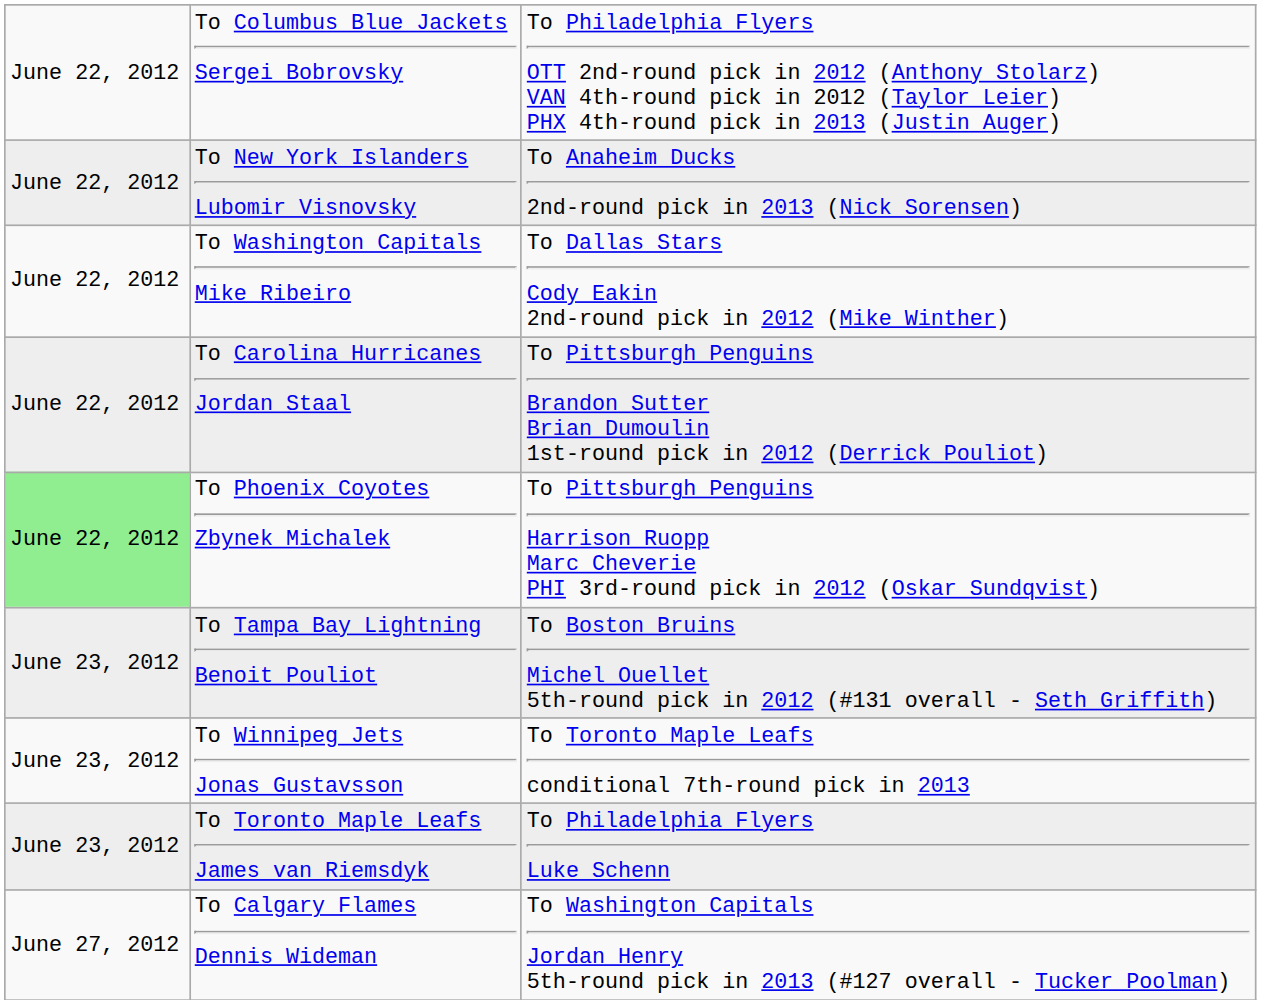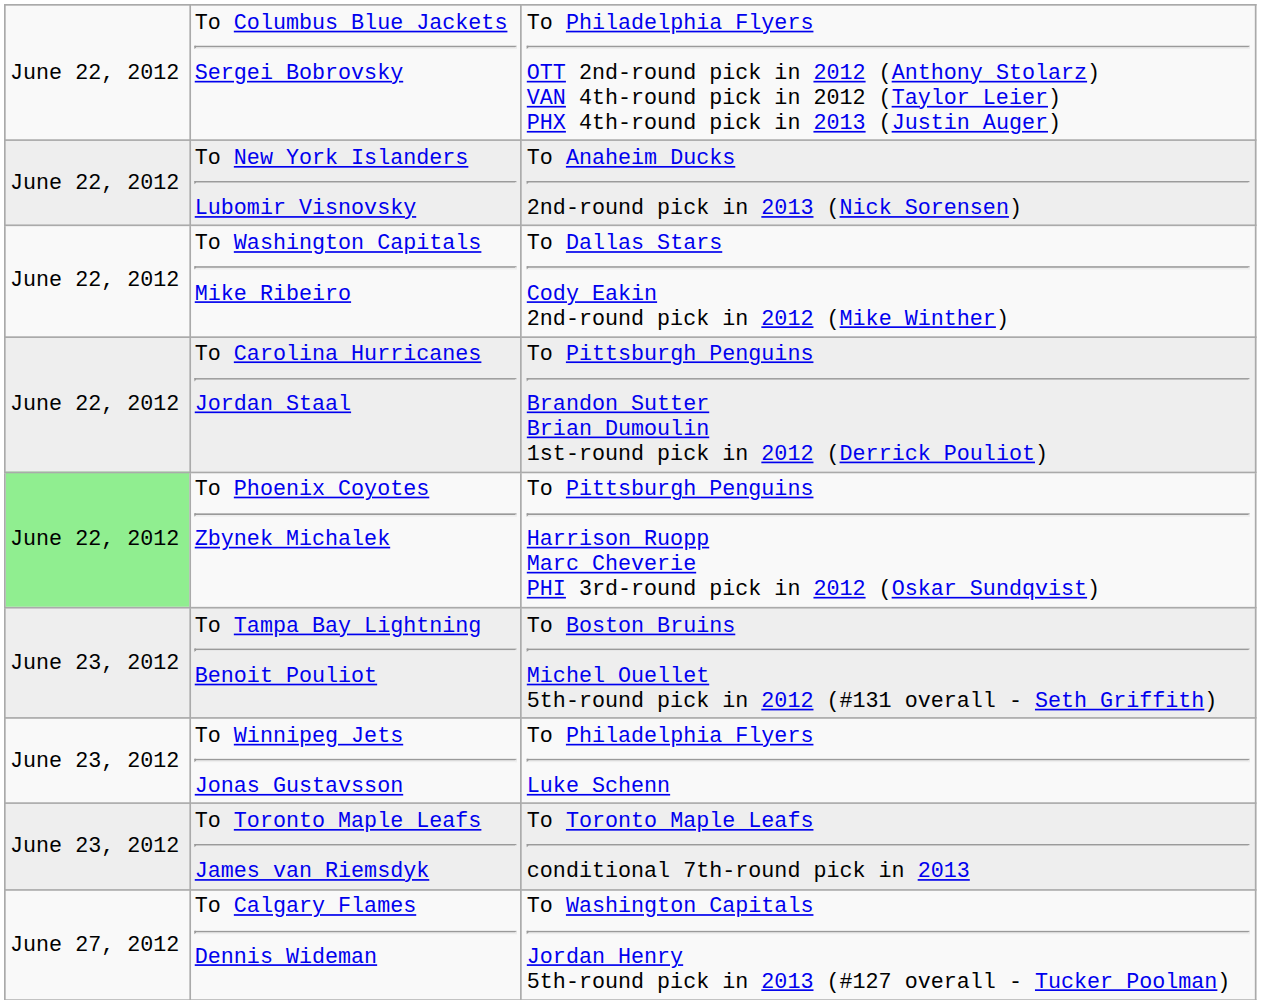(889, 761) To Toronto Maple Leafs conditional 7th-round pick in 2013 -> (889, 761) To Philadelphia Flyers Luke Schenn
(889, 846) To Philadelphia Flyers Luke Schenn -> (889, 846) To Toronto Maple Leafs conditional 7th-round pick in 2013
